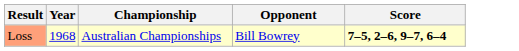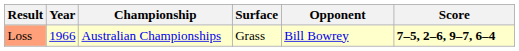+ column: (257, 14)
(62, 35) 1968 -> (62, 35) 1966
